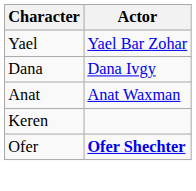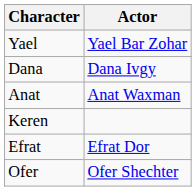+ row: (25, 146)
(136, 146) bold -> (133, 172) normal
